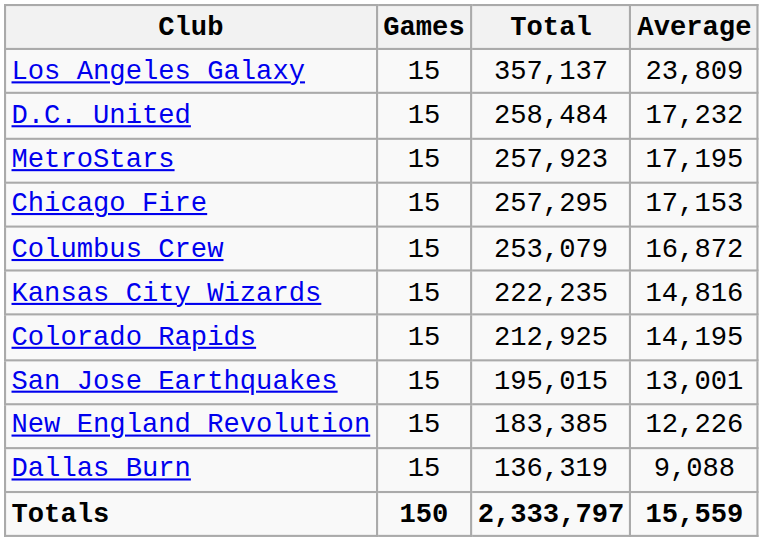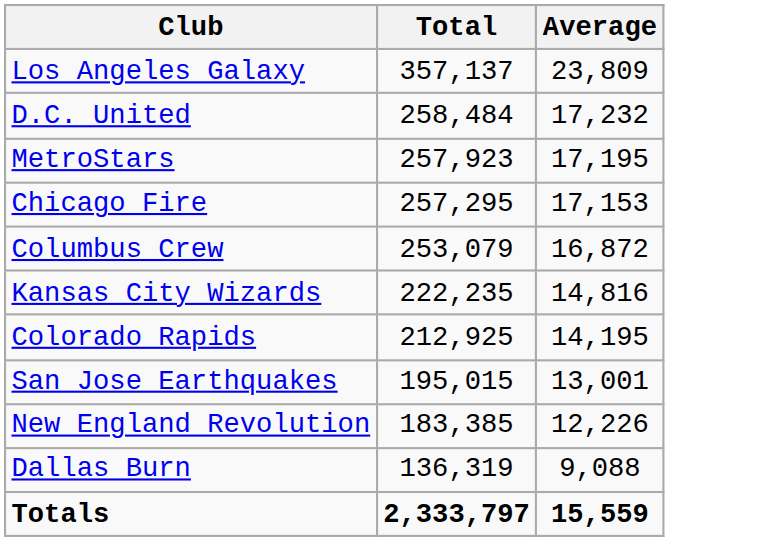- column: (424, 27)
